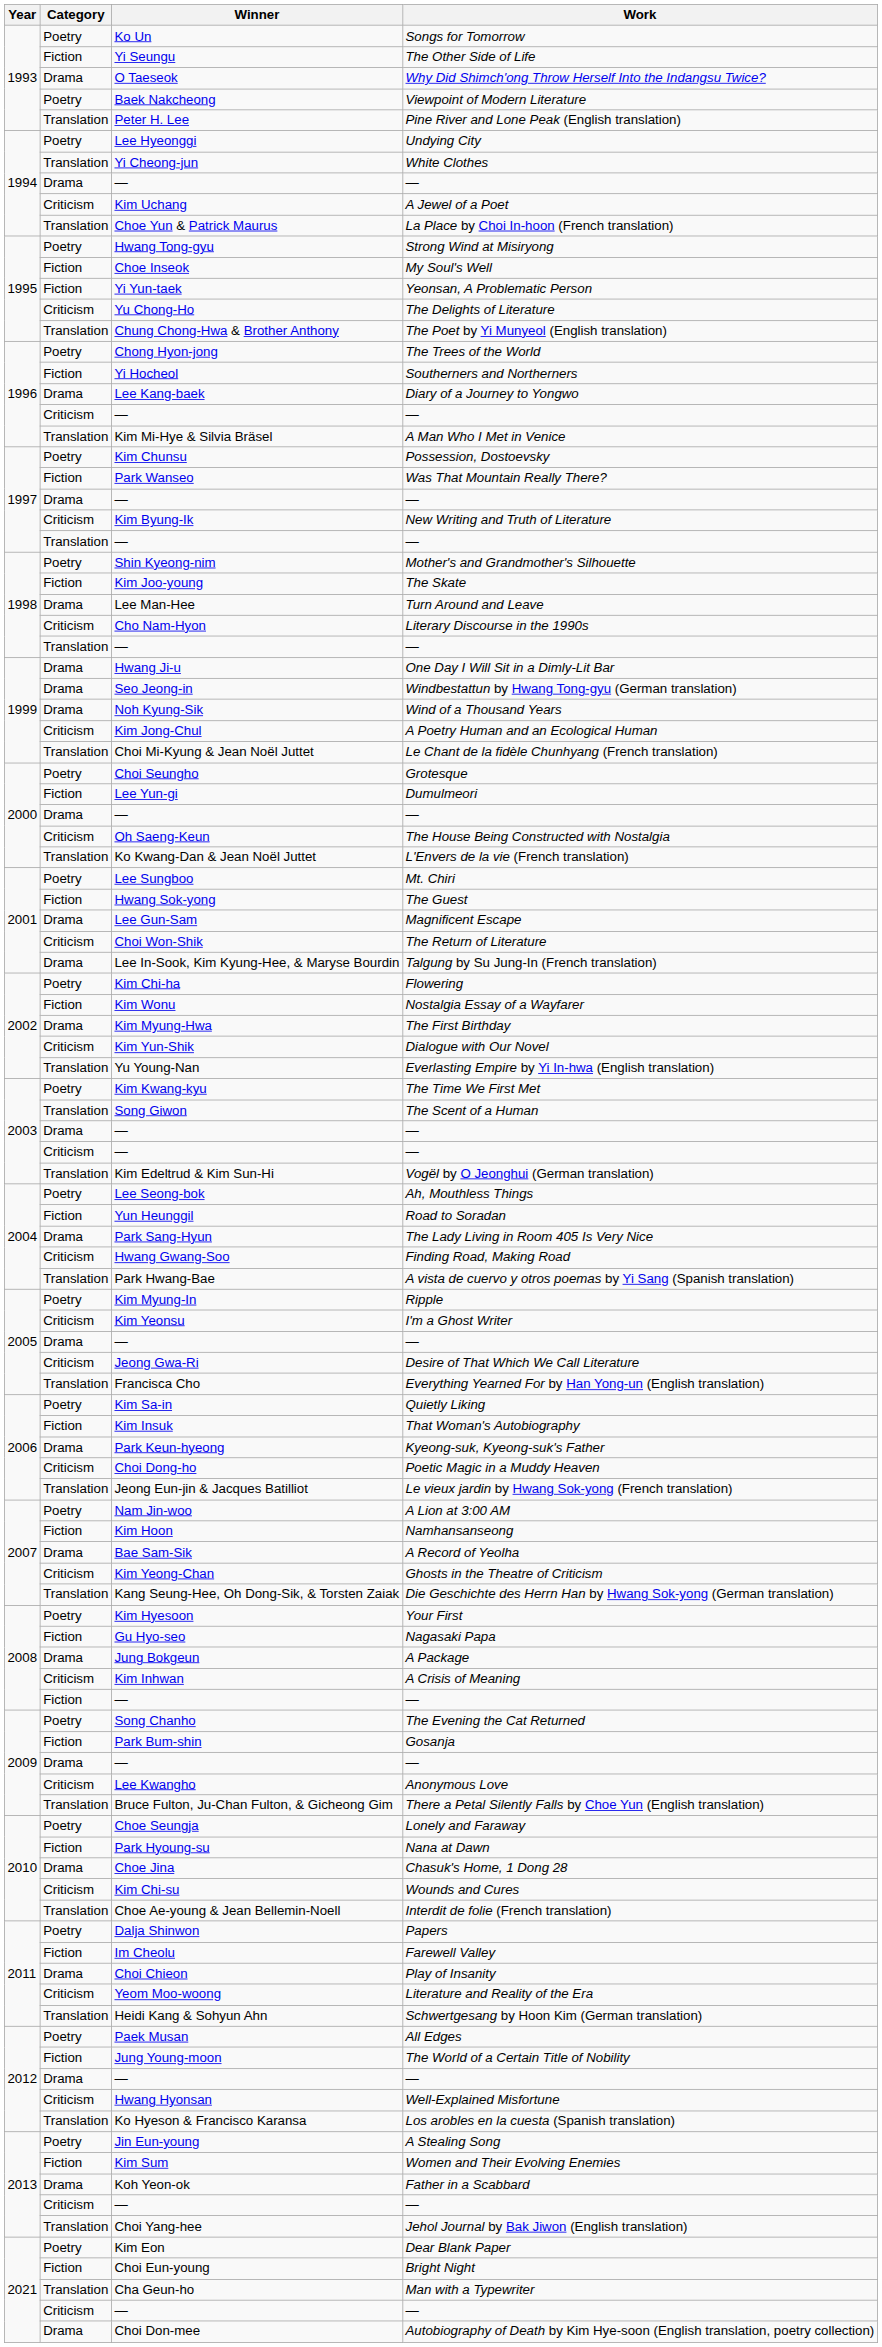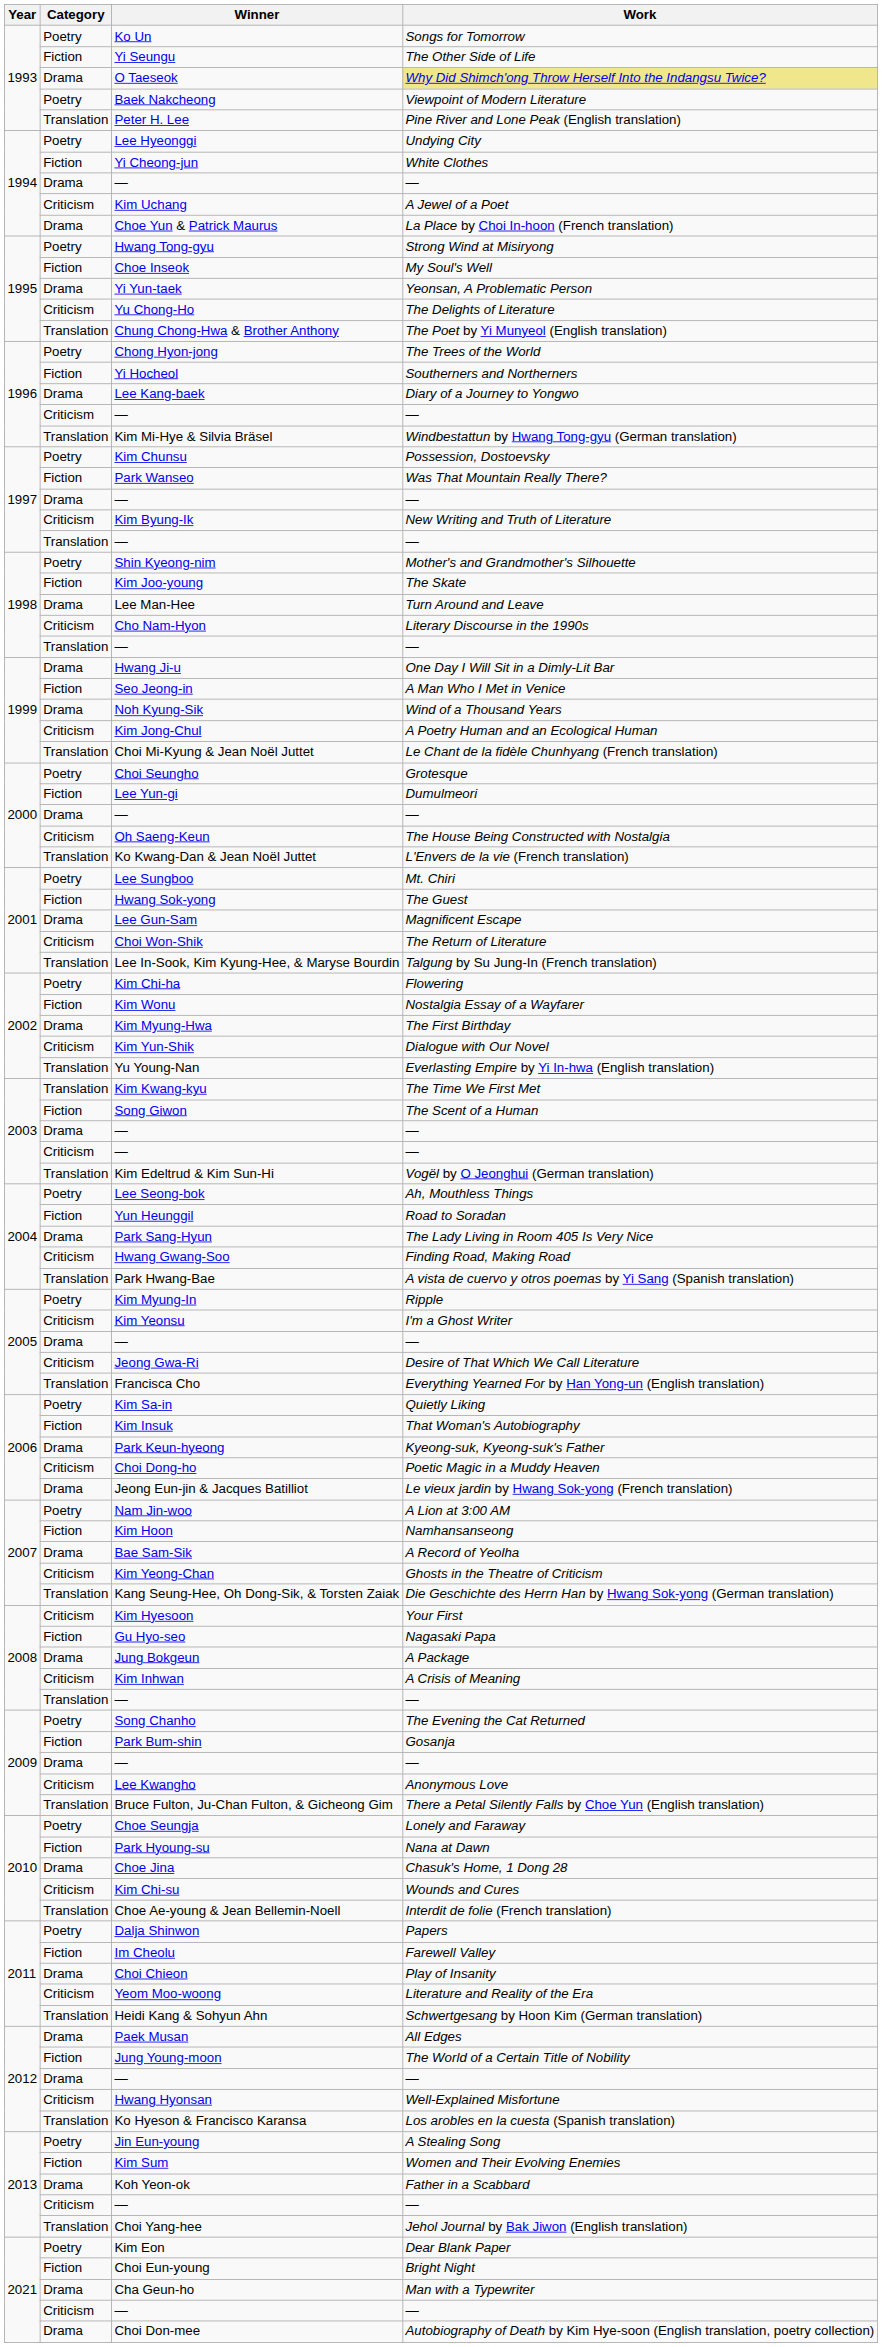(586, 78) no background -> (586, 78) khaki background
(76, 162) Translation -> (63, 162) Fiction
(76, 225) Translation -> (63, 225) Drama
(63, 288) Fiction -> (63, 288) Drama
(485, 436) A Man Who I Met in Venice -> (571, 436) Windbestattun by Hwang Tong-gyu (German translation)
(63, 688) Drama -> (63, 688) Fiction
(571, 688) Windbestattun by Hwang Tong-gyu (German translation) -> (485, 688) A Man Who I Met in Venice
(63, 962) Drama -> (76, 962) Translation
(62, 1089) Poetry -> (76, 1089) Translation
(76, 1110) Translation -> (63, 1110) Fiction
(76, 1489) Translation -> (63, 1489) Drama
(62, 1615) Poetry -> (69, 1615) Criticism
(63, 1699) Fiction -> (76, 1699) Translation
(62, 2036) Poetry -> (63, 2036) Drama
(76, 2289) Translation -> (63, 2289) Drama
